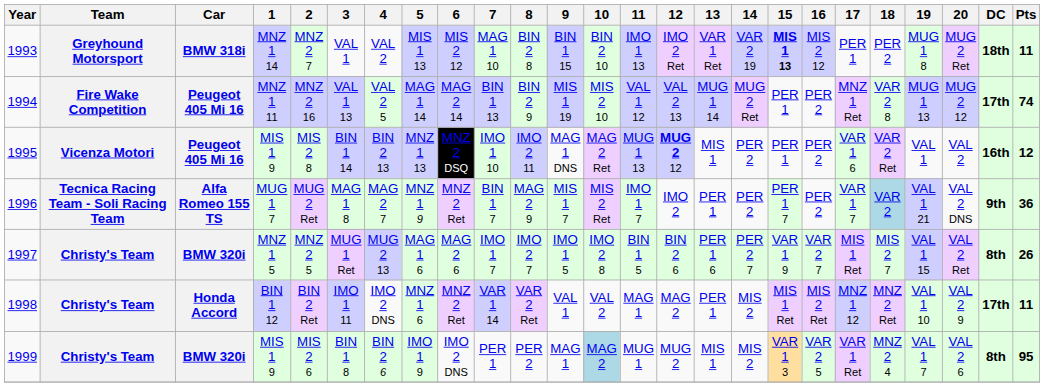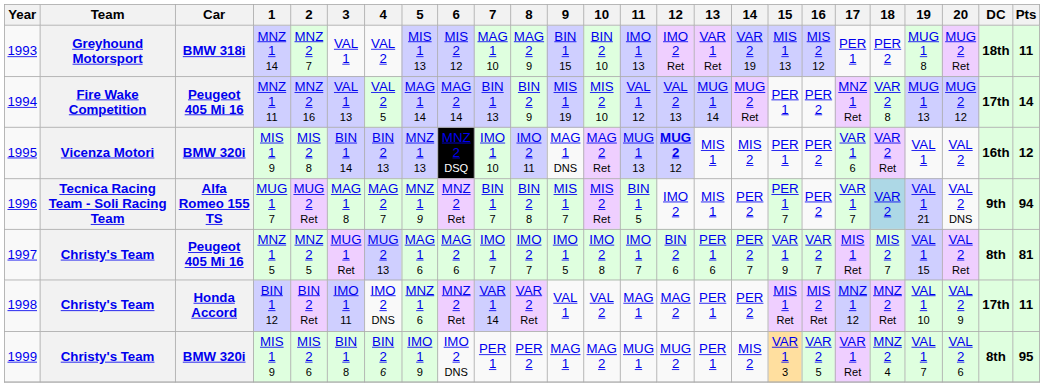(529, 51) BIN 2 8 -> (529, 51) MAG 2 9
(785, 51) bold -> (785, 51) normal
(1026, 101) 74 -> (1026, 101) 14
(214, 152) Peugeot 405 Mi 16 -> (214, 152) BMW 320i
(750, 152) PER 2 -> (750, 152) MIS 2
(529, 203) MAG 2 9 -> (529, 203) BIN 2 8
(638, 203) IMO 1 7 -> (638, 203) BIN 1 5
(713, 203) PER 1 -> (713, 203) MIS 1
(1026, 203) 36 -> (1026, 203) 94
(214, 254) BMW 320i -> (214, 254) Peugeot 405 Mi 16
(638, 254) BIN 1 5 -> (638, 254) IMO 1 7
(1026, 254) 26 -> (1026, 254) 81
(750, 305) MIS 2 -> (750, 305) PER 2
(602, 356) lightblue background -> (602, 356) no background
(713, 356) MIS 1 -> (713, 356) PER 1
